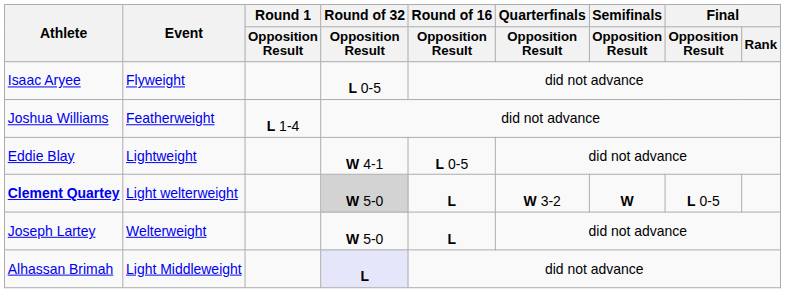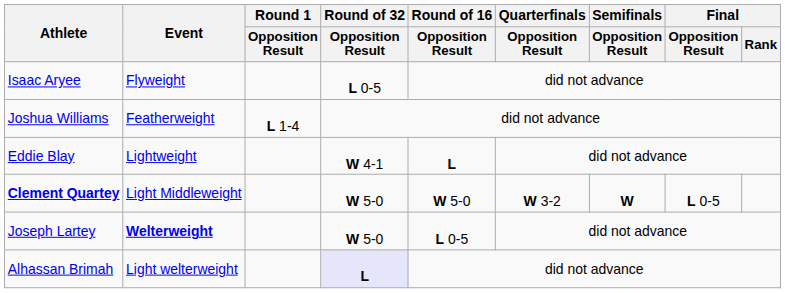(452, 164) L 0-5 -> (452, 164) L
(182, 194) Light welterweight -> (184, 194) Light Middleweight
(365, 202) lightgrey background -> (365, 202) no background
(452, 202) L -> (452, 202) W 5-0
(166, 231) normal -> (169, 231) bold
(452, 239) L -> (452, 239) L 0-5
(184, 269) Light Middleweight -> (182, 269) Light welterweight
